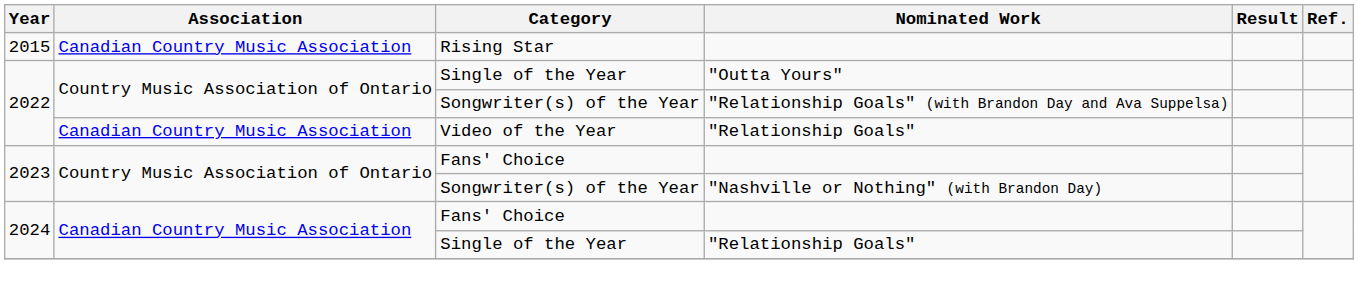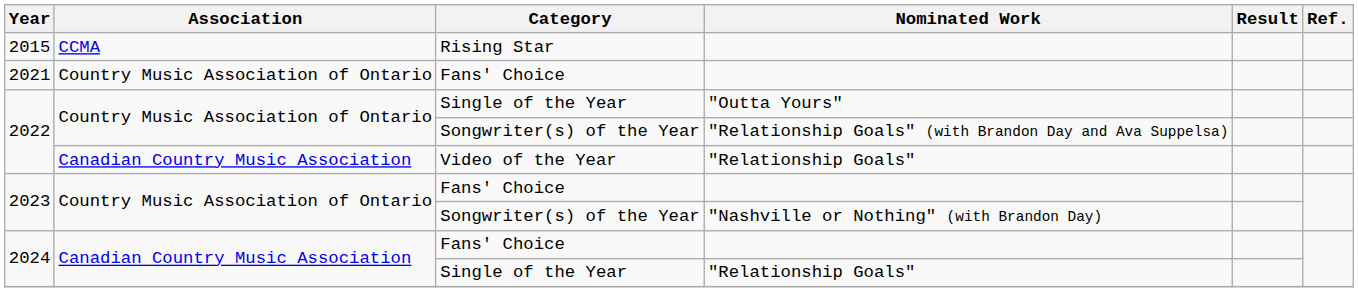(235, 47) Canadian Country Music Association -> (79, 47) CCMA
+ row: (30, 75)
